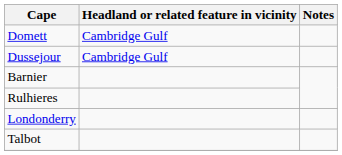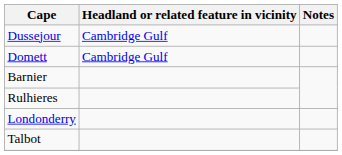rows swapped: (27, 35) <-> (34, 56)
